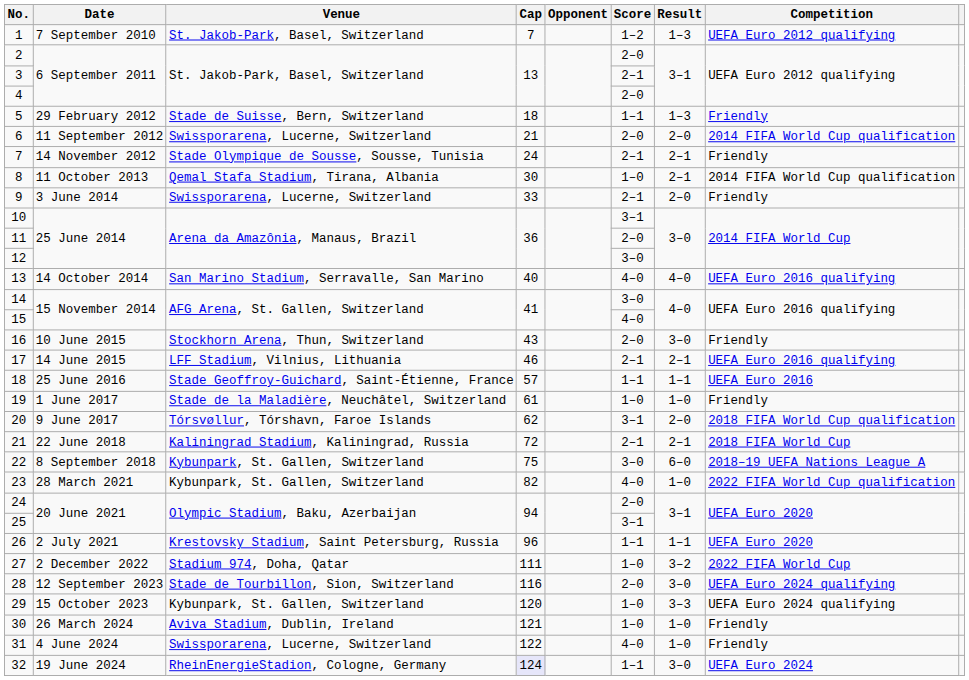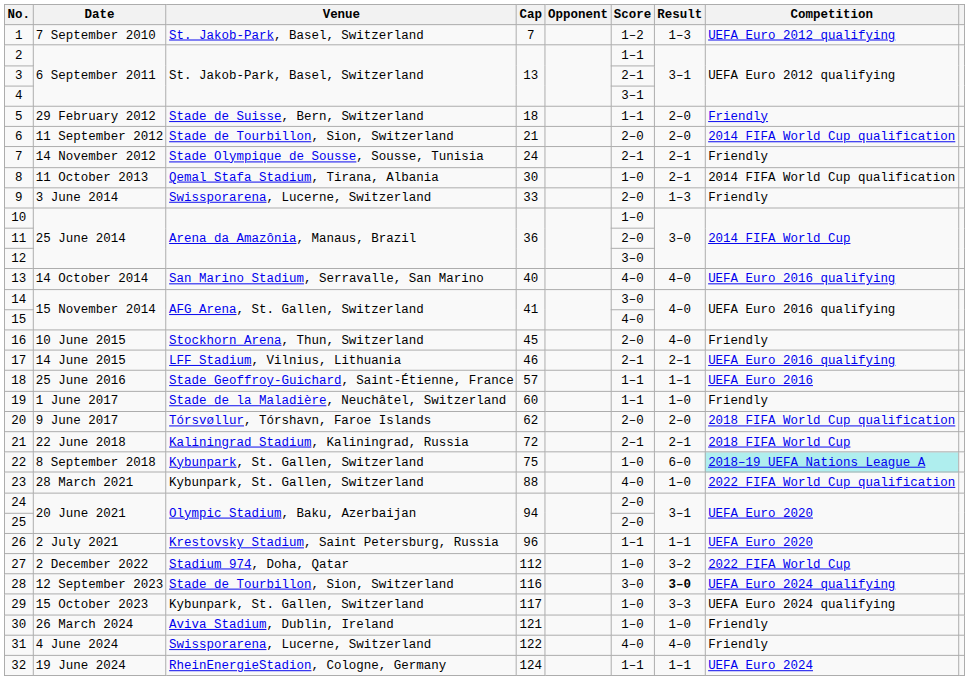(633, 55) 2–0 -> (633, 55) 1–1
(633, 96) 2–0 -> (633, 96) 3–1
(680, 116) 1–3 -> (680, 116) 2–0
(300, 137) Swissporarena, Lucerne, Switzerland -> (311, 137) Stade de Tourbillon, Sion, Switzerland
(633, 198) 2–1 -> (633, 198) 2–0
(680, 198) 2–0 -> (680, 198) 1–3
(633, 218) 3–1 -> (633, 218) 1–0
(531, 340) 43 -> (531, 340) 45
(680, 340) 3–0 -> (680, 340) 4–0
(531, 401) 61 -> (531, 401) 60
(633, 401) 1–0 -> (633, 401) 1–1
(633, 421) 3–1 -> (633, 421) 2–0
(633, 462) 3–0 -> (633, 462) 1–0
(817, 462) no background -> (817, 462) paleturquoise background
(531, 482) 82 -> (531, 482) 88
(633, 523) 3–1 -> (633, 523) 2–0
(531, 564) 111 -> (531, 564) 112
(633, 584) 2–0 -> (633, 584) 3–0
(680, 584) normal -> (680, 584) bold
(531, 605) 120 -> (531, 605) 117
(680, 645) 1–0 -> (680, 645) 4–0
(531, 666) lavender background -> (531, 666) no background
(680, 666) 3–0 -> (680, 666) 1–1
